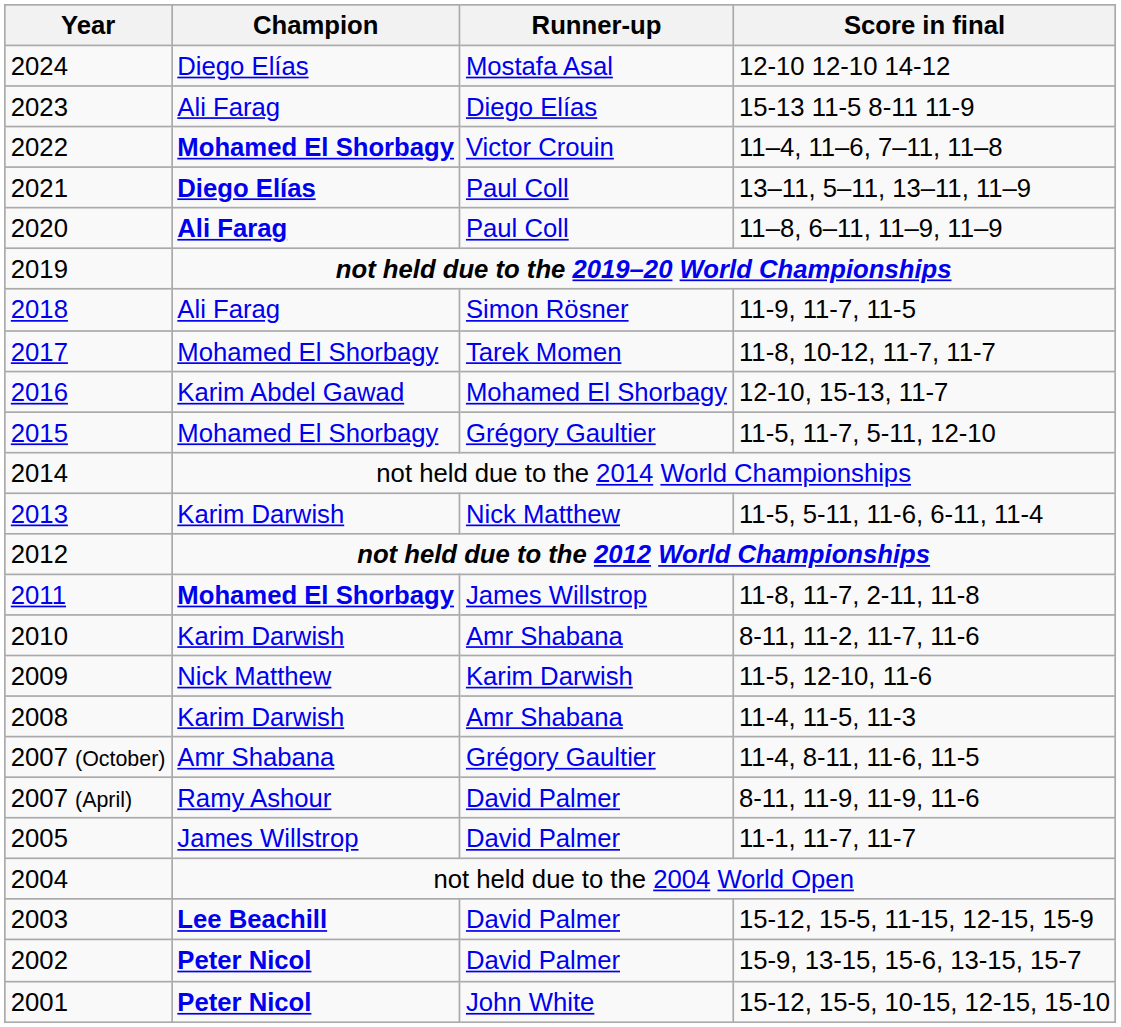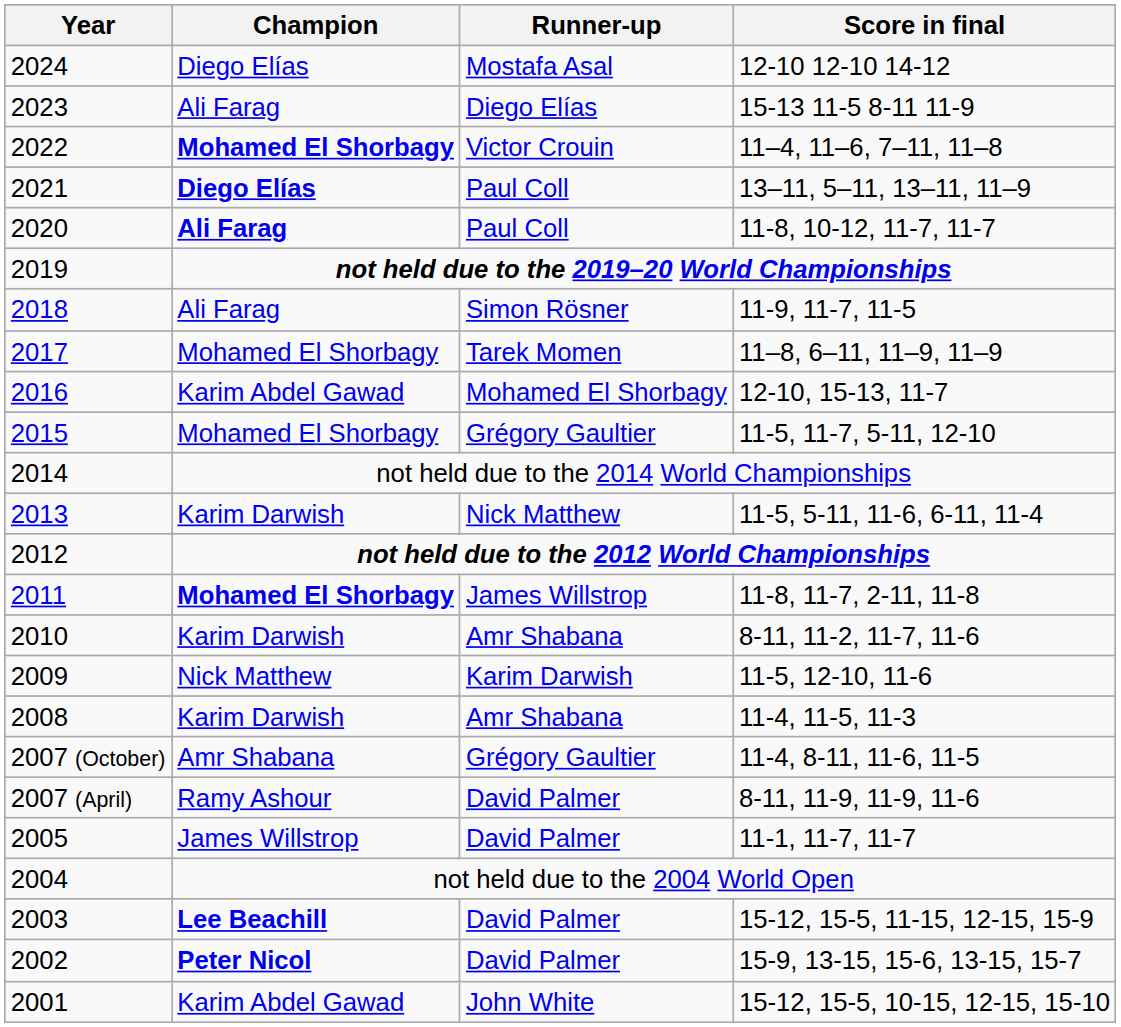(871, 229) 11–8, 6–11, 11–9, 11–9 -> (867, 229) 11-8, 10-12, 11-7, 11-7
(867, 351) 11-8, 10-12, 11-7, 11-7 -> (871, 351) 11–8, 6–11, 11–9, 11–9
(244, 1001) Peter Nicol -> (291, 1001) Karim Abdel Gawad
